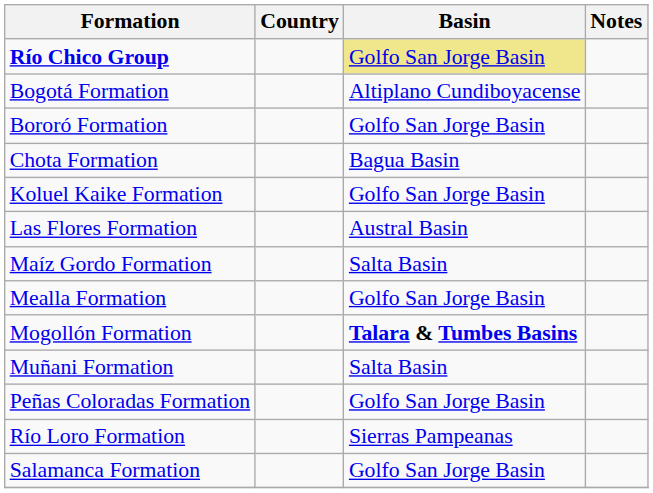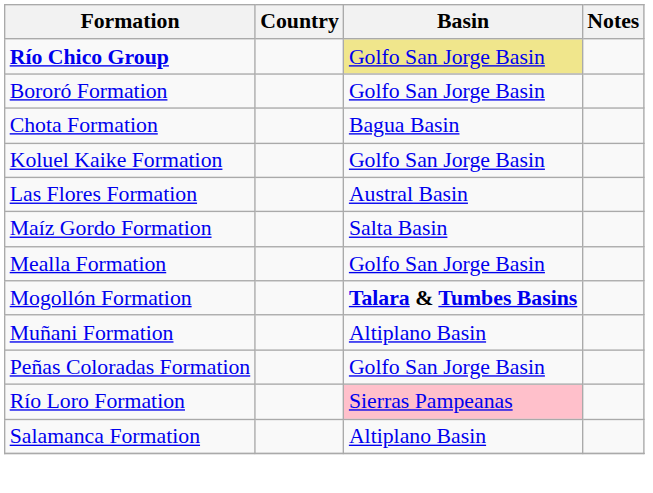- row: (89, 90)
(398, 366) Salta Basin -> (417, 332) Altiplano Basin
(431, 435) no background -> (431, 401) pink background
(447, 470) Golfo San Jorge Basin -> (417, 435) Altiplano Basin
